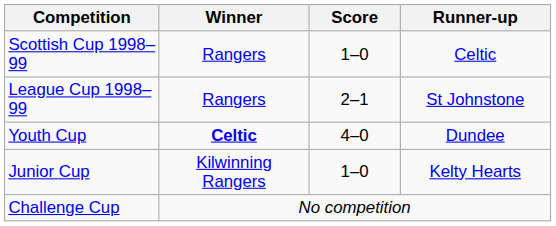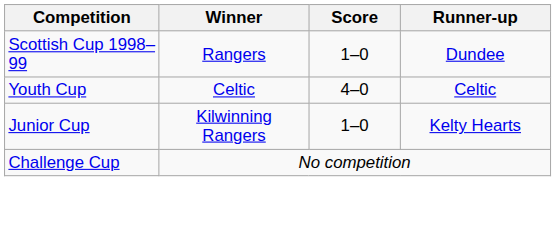(475, 53) Celtic -> (475, 53) Dundee
- row: (80, 99)
(234, 135) bold -> (234, 90) normal
(475, 135) Dundee -> (475, 90) Celtic
